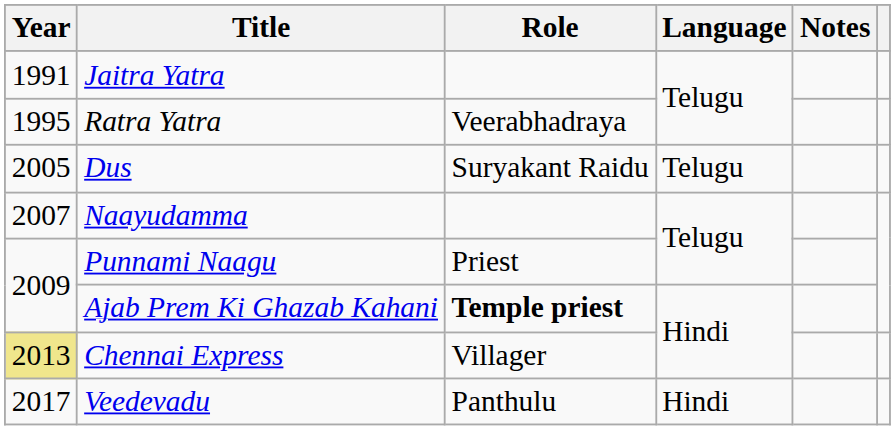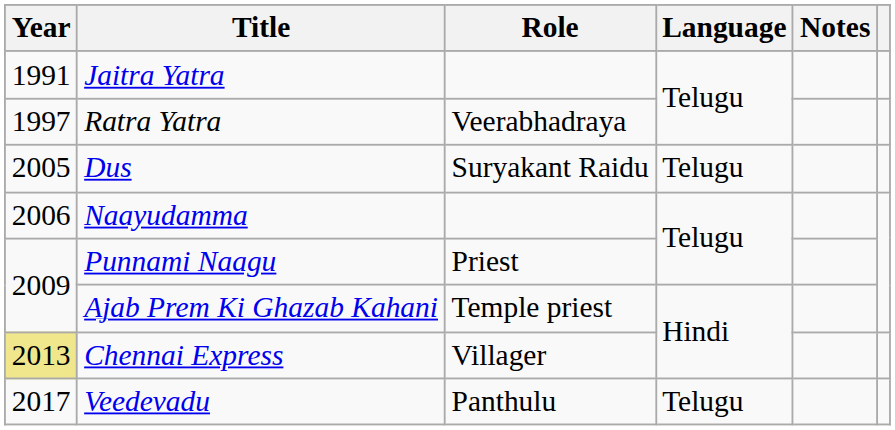(41, 121) 1995 -> (41, 121) 1997
(41, 214) 2007 -> (41, 214) 2006
(537, 307) bold -> (532, 307) normal
(696, 401) Hindi -> (703, 401) Telugu
